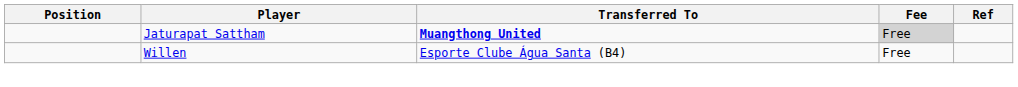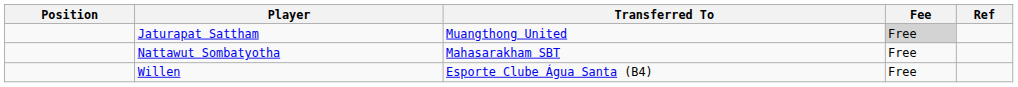(480, 33) bold -> (507, 33) normal
+ row: (209, 53)
